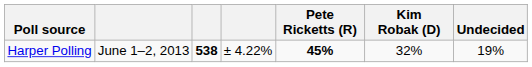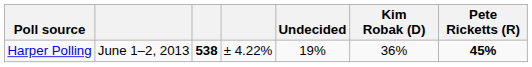columns swapped: (320, 22) <-> (491, 29)
(409, 51) 32% -> (394, 51) 36%
